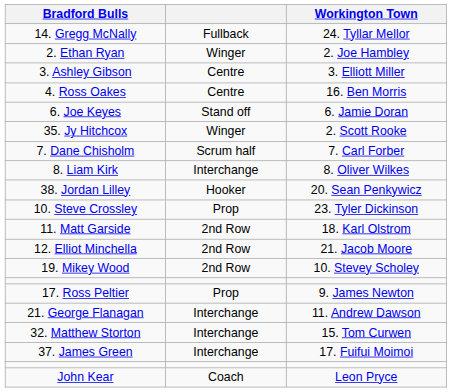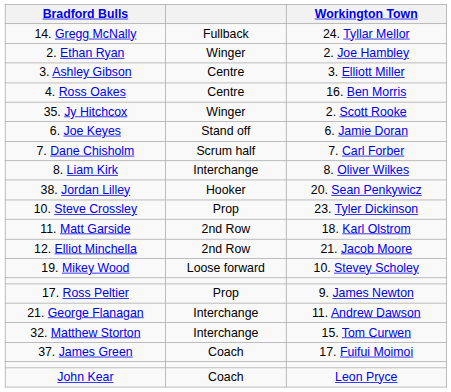rows swapped: (85, 131) <-> (85, 111)
(226, 268) 2nd Row -> (226, 268) Loose forward
(226, 352) Interchange -> (226, 352) Coach
